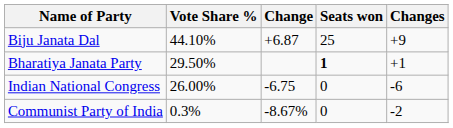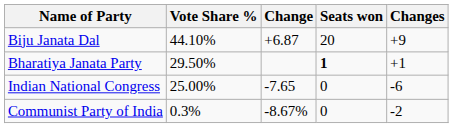(327, 39) 25 -> (327, 39) 20
(193, 87) 26.00% -> (193, 87) 25.00%
(280, 87) -6.75 -> (280, 87) -7.65
